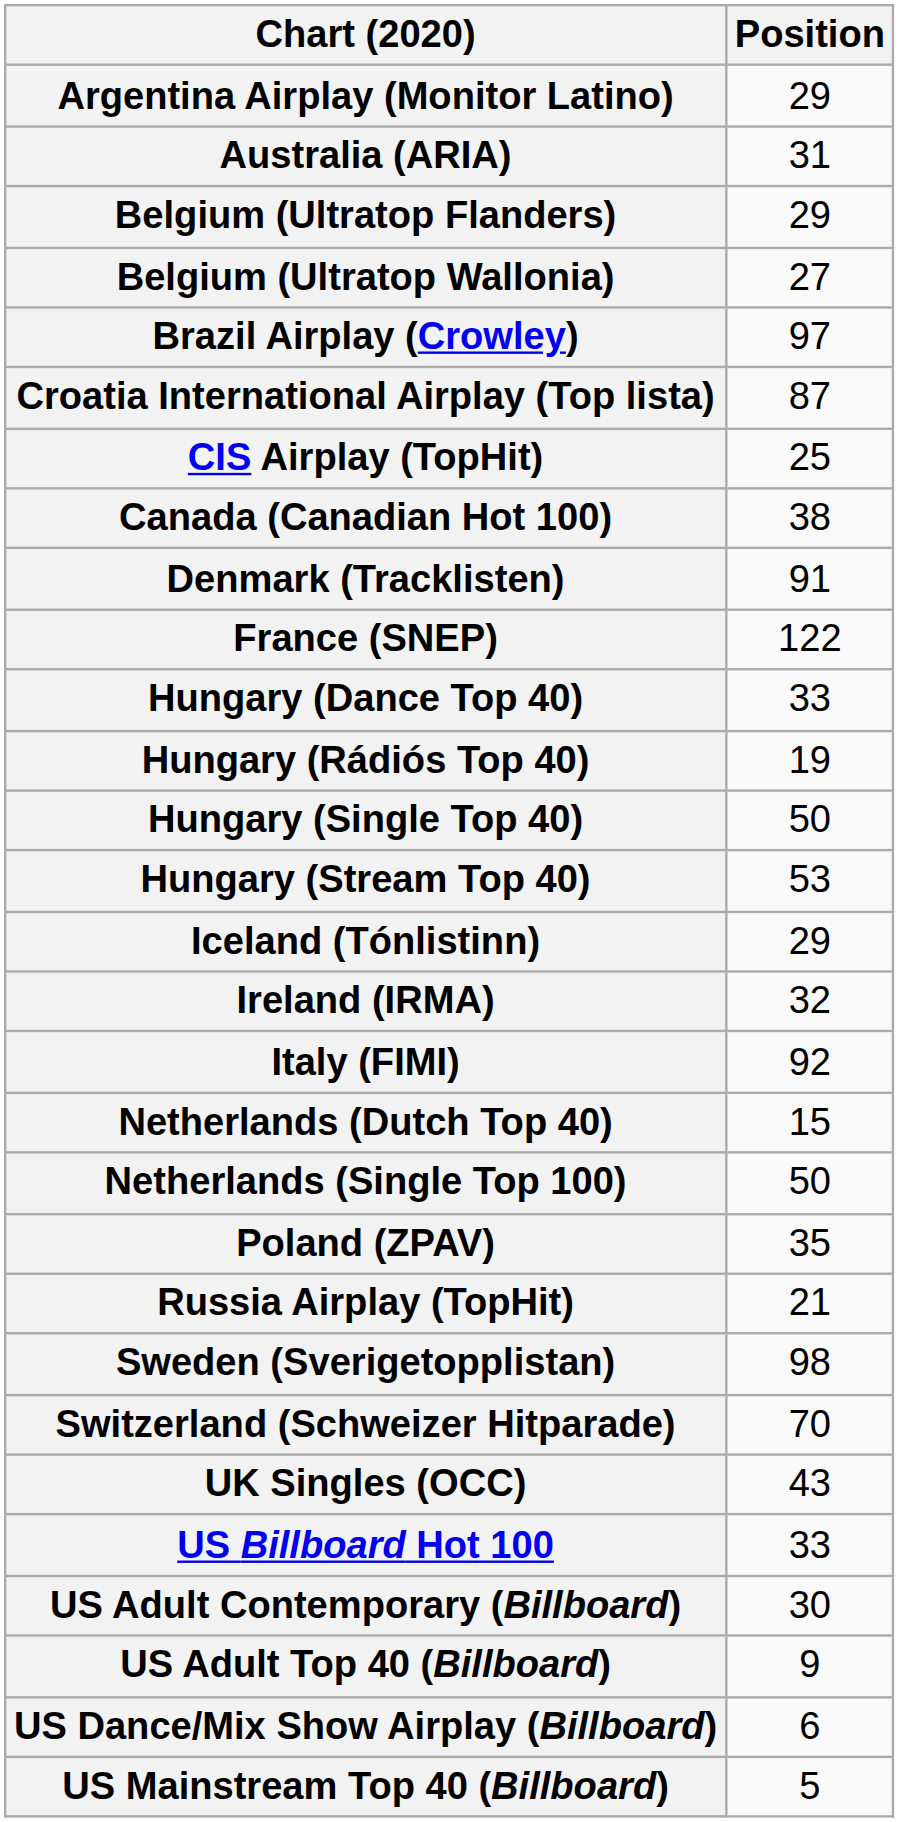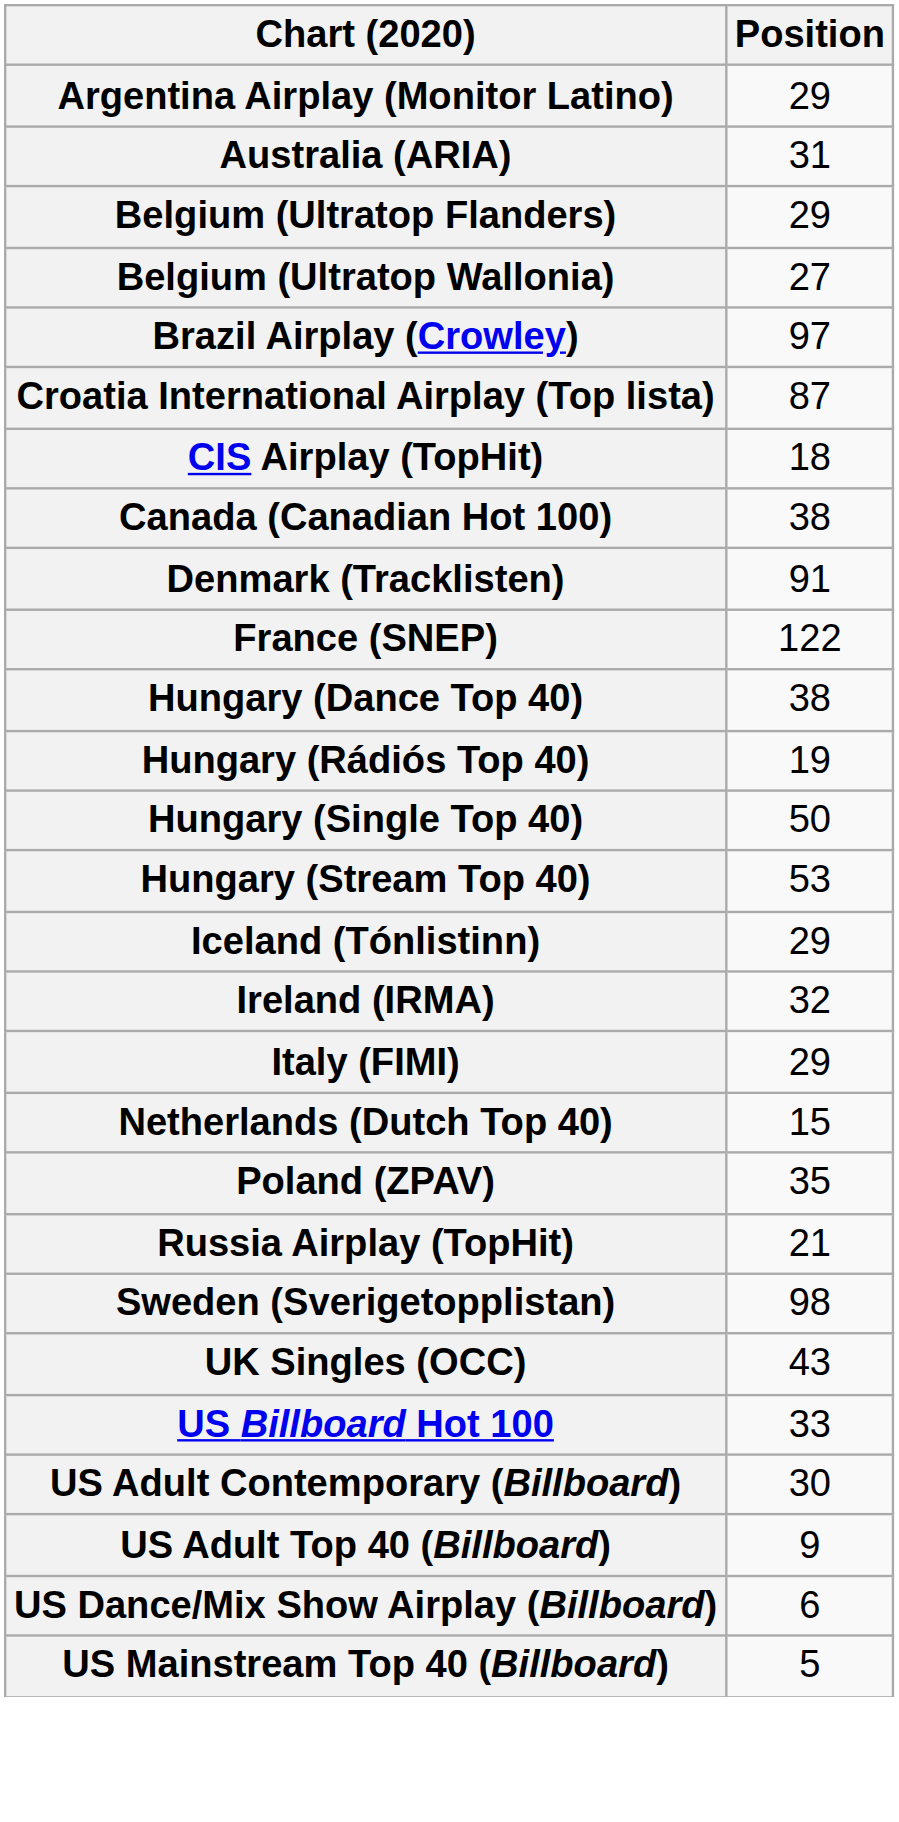(810, 457) 25 -> (810, 457) 18
(810, 699) 33 -> (810, 699) 38
(810, 1061) 92 -> (810, 1061) 29
- row: (366, 1182)
- row: (366, 1423)
